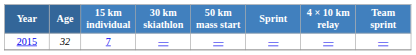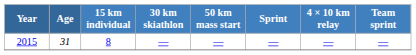(65, 41) 32 -> (65, 41) 31
(108, 41) 7 -> (108, 41) 8
